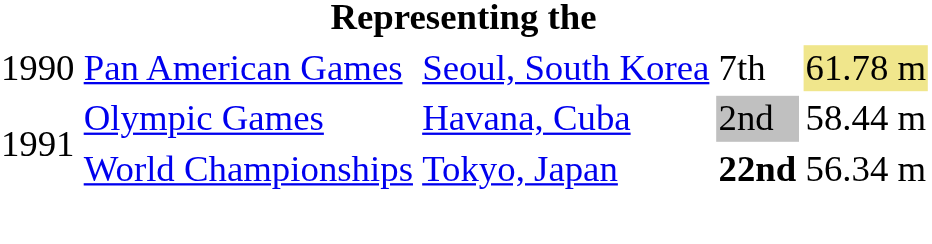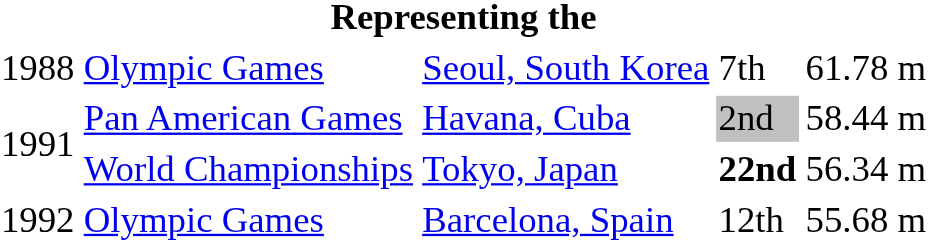(38, 67) 1990 -> (38, 67) 1988
(243, 67) Pan American Games -> (204, 67) Olympic Games
(866, 67) khaki background -> (866, 67) no background
(204, 118) Olympic Games -> (243, 118) Pan American Games
+ row: (548, 219)
